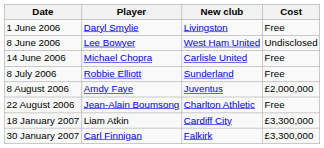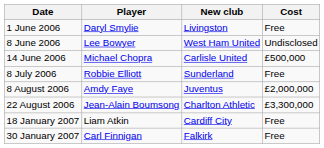(275, 58) Free -> (285, 58) £500,000
(275, 105) Free -> (289, 105) £3,300,000
(289, 120) £3,300,000 -> (275, 120) Free
(289, 136) £3,300,000 -> (275, 136) Free
